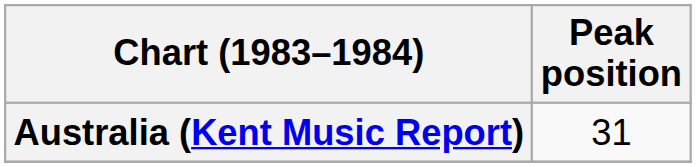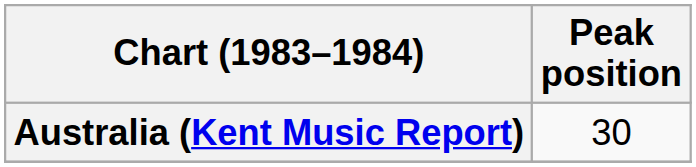(611, 131) 31 -> (611, 131) 30
